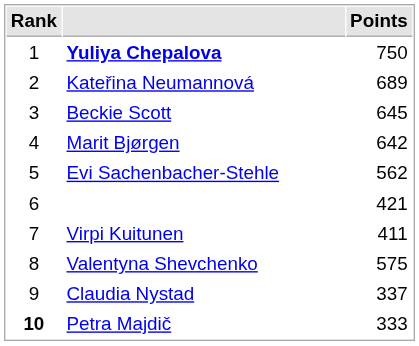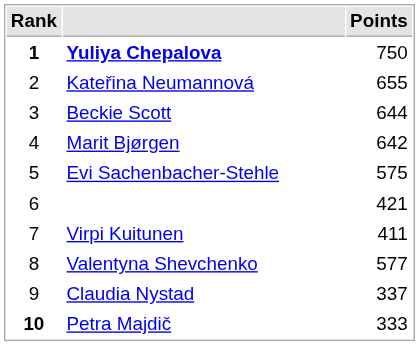(34, 53) normal -> (34, 53) bold
(392, 83) 689 -> (392, 83) 655
(392, 113) 645 -> (392, 113) 644
(392, 173) 562 -> (392, 173) 575
(392, 264) 575 -> (392, 264) 577
